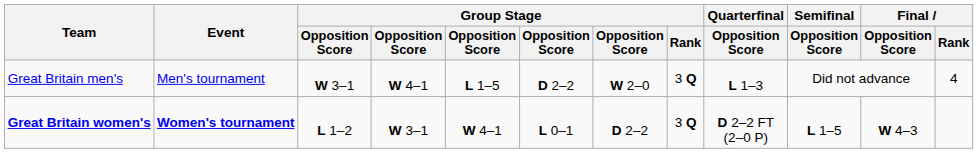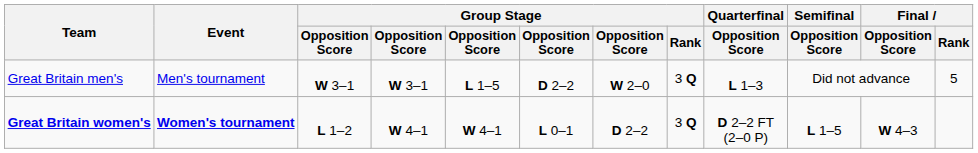(408, 86) W 4–1 -> (408, 86) W 3–1
(954, 79) 4 -> (954, 79) 5
(408, 130) W 3–1 -> (408, 130) W 4–1
